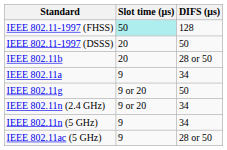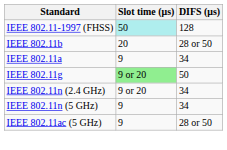- row: (60, 43)
(132, 91) no background -> (132, 75) lightgreen background
